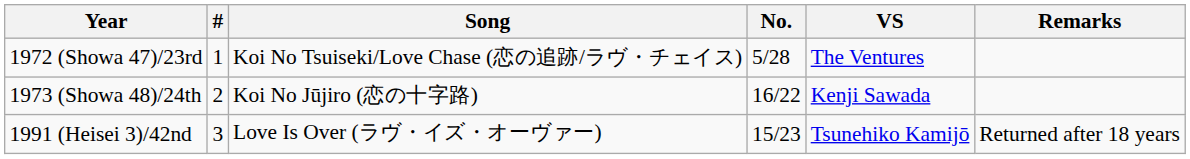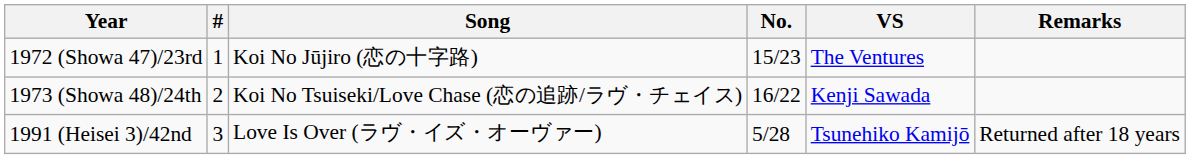(488, 56) Koi No Tsuiseki/Love Chase (恋の追跡/ラヴ・チェイス) -> (355, 56) Koi No Jūjiro (恋の十字路)
(771, 57) 5/28 -> (776, 57) 15/23
(355, 94) Koi No Jūjiro (恋の十字路) -> (488, 94) Koi No Tsuiseki/Love Chase (恋の追跡/ラヴ・チェイス)
(776, 133) 15/23 -> (771, 133) 5/28
